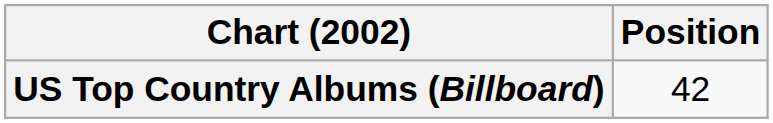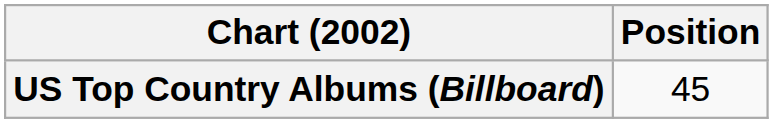(691, 88) 42 -> (691, 88) 45
